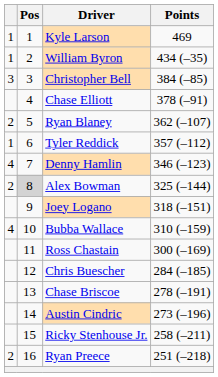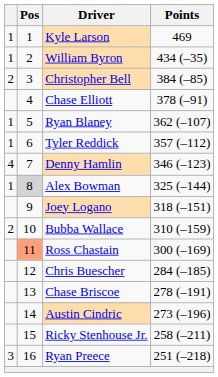(11, 79) 3 -> (11, 79) 2
(11, 121) 2 -> (11, 121) 1
(11, 185) 2 -> (11, 185) 1
(11, 228) 4 -> (11, 228) 2
(30, 249) no background -> (30, 249) lightsalmon background
(11, 356) 2 -> (11, 356) 3
